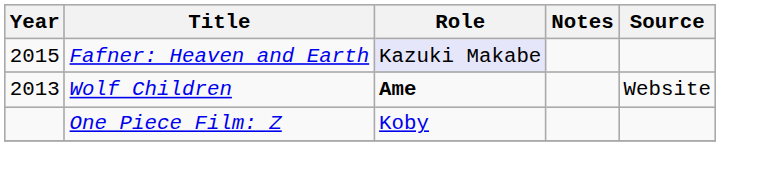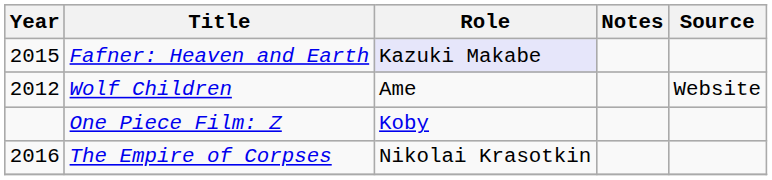(35, 90) 2013 -> (35, 90) 2012
(398, 90) bold -> (398, 90) normal
+ row: (201, 157)
